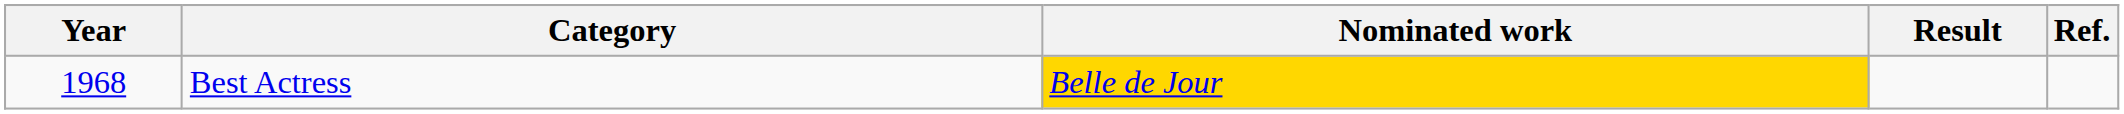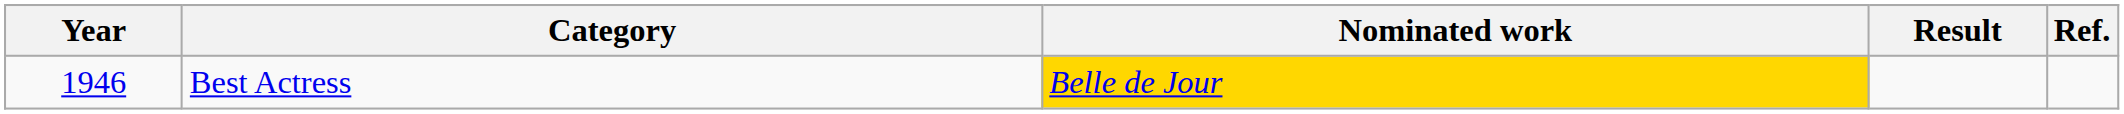(94, 81) 1968 -> (94, 81) 1946
